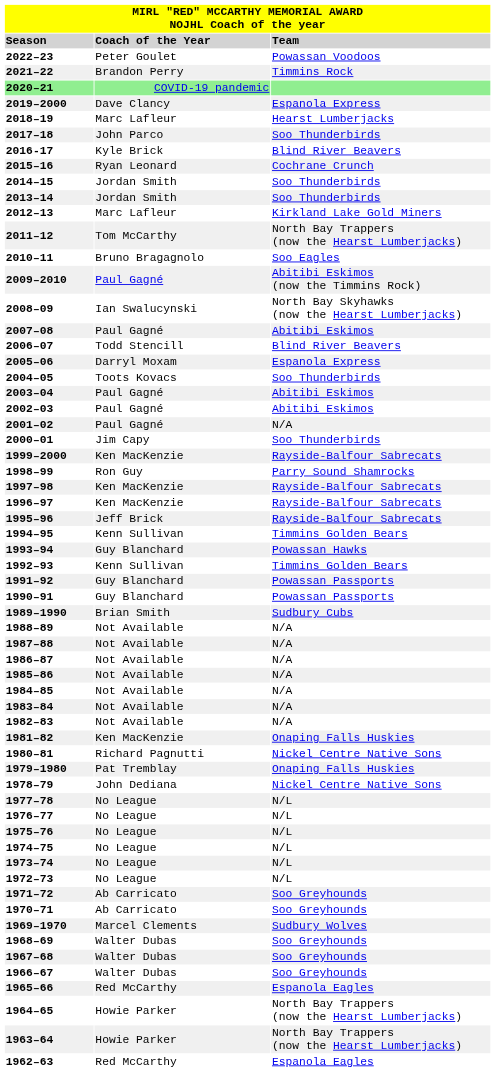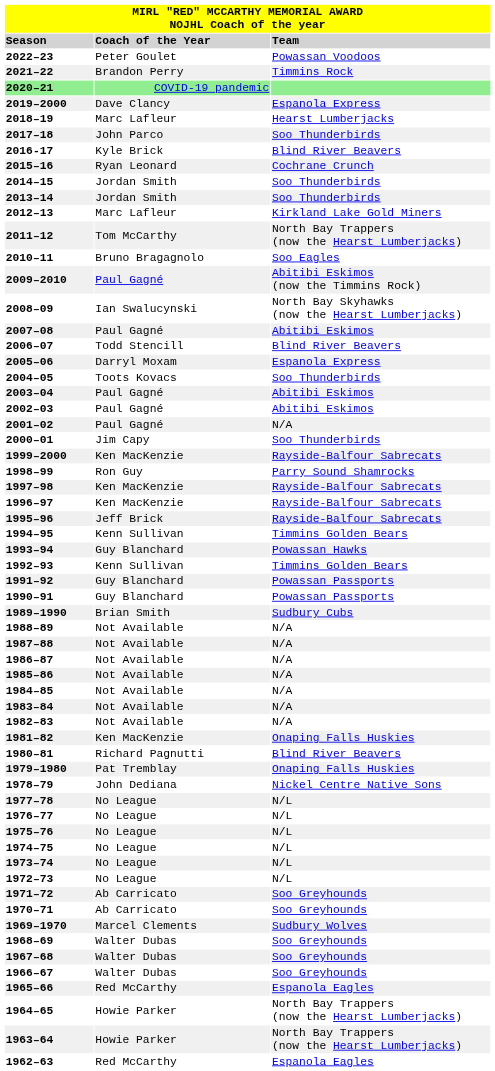(357, 754) Nickel Centre Native Sons -> (336, 754) Blind River Beavers
